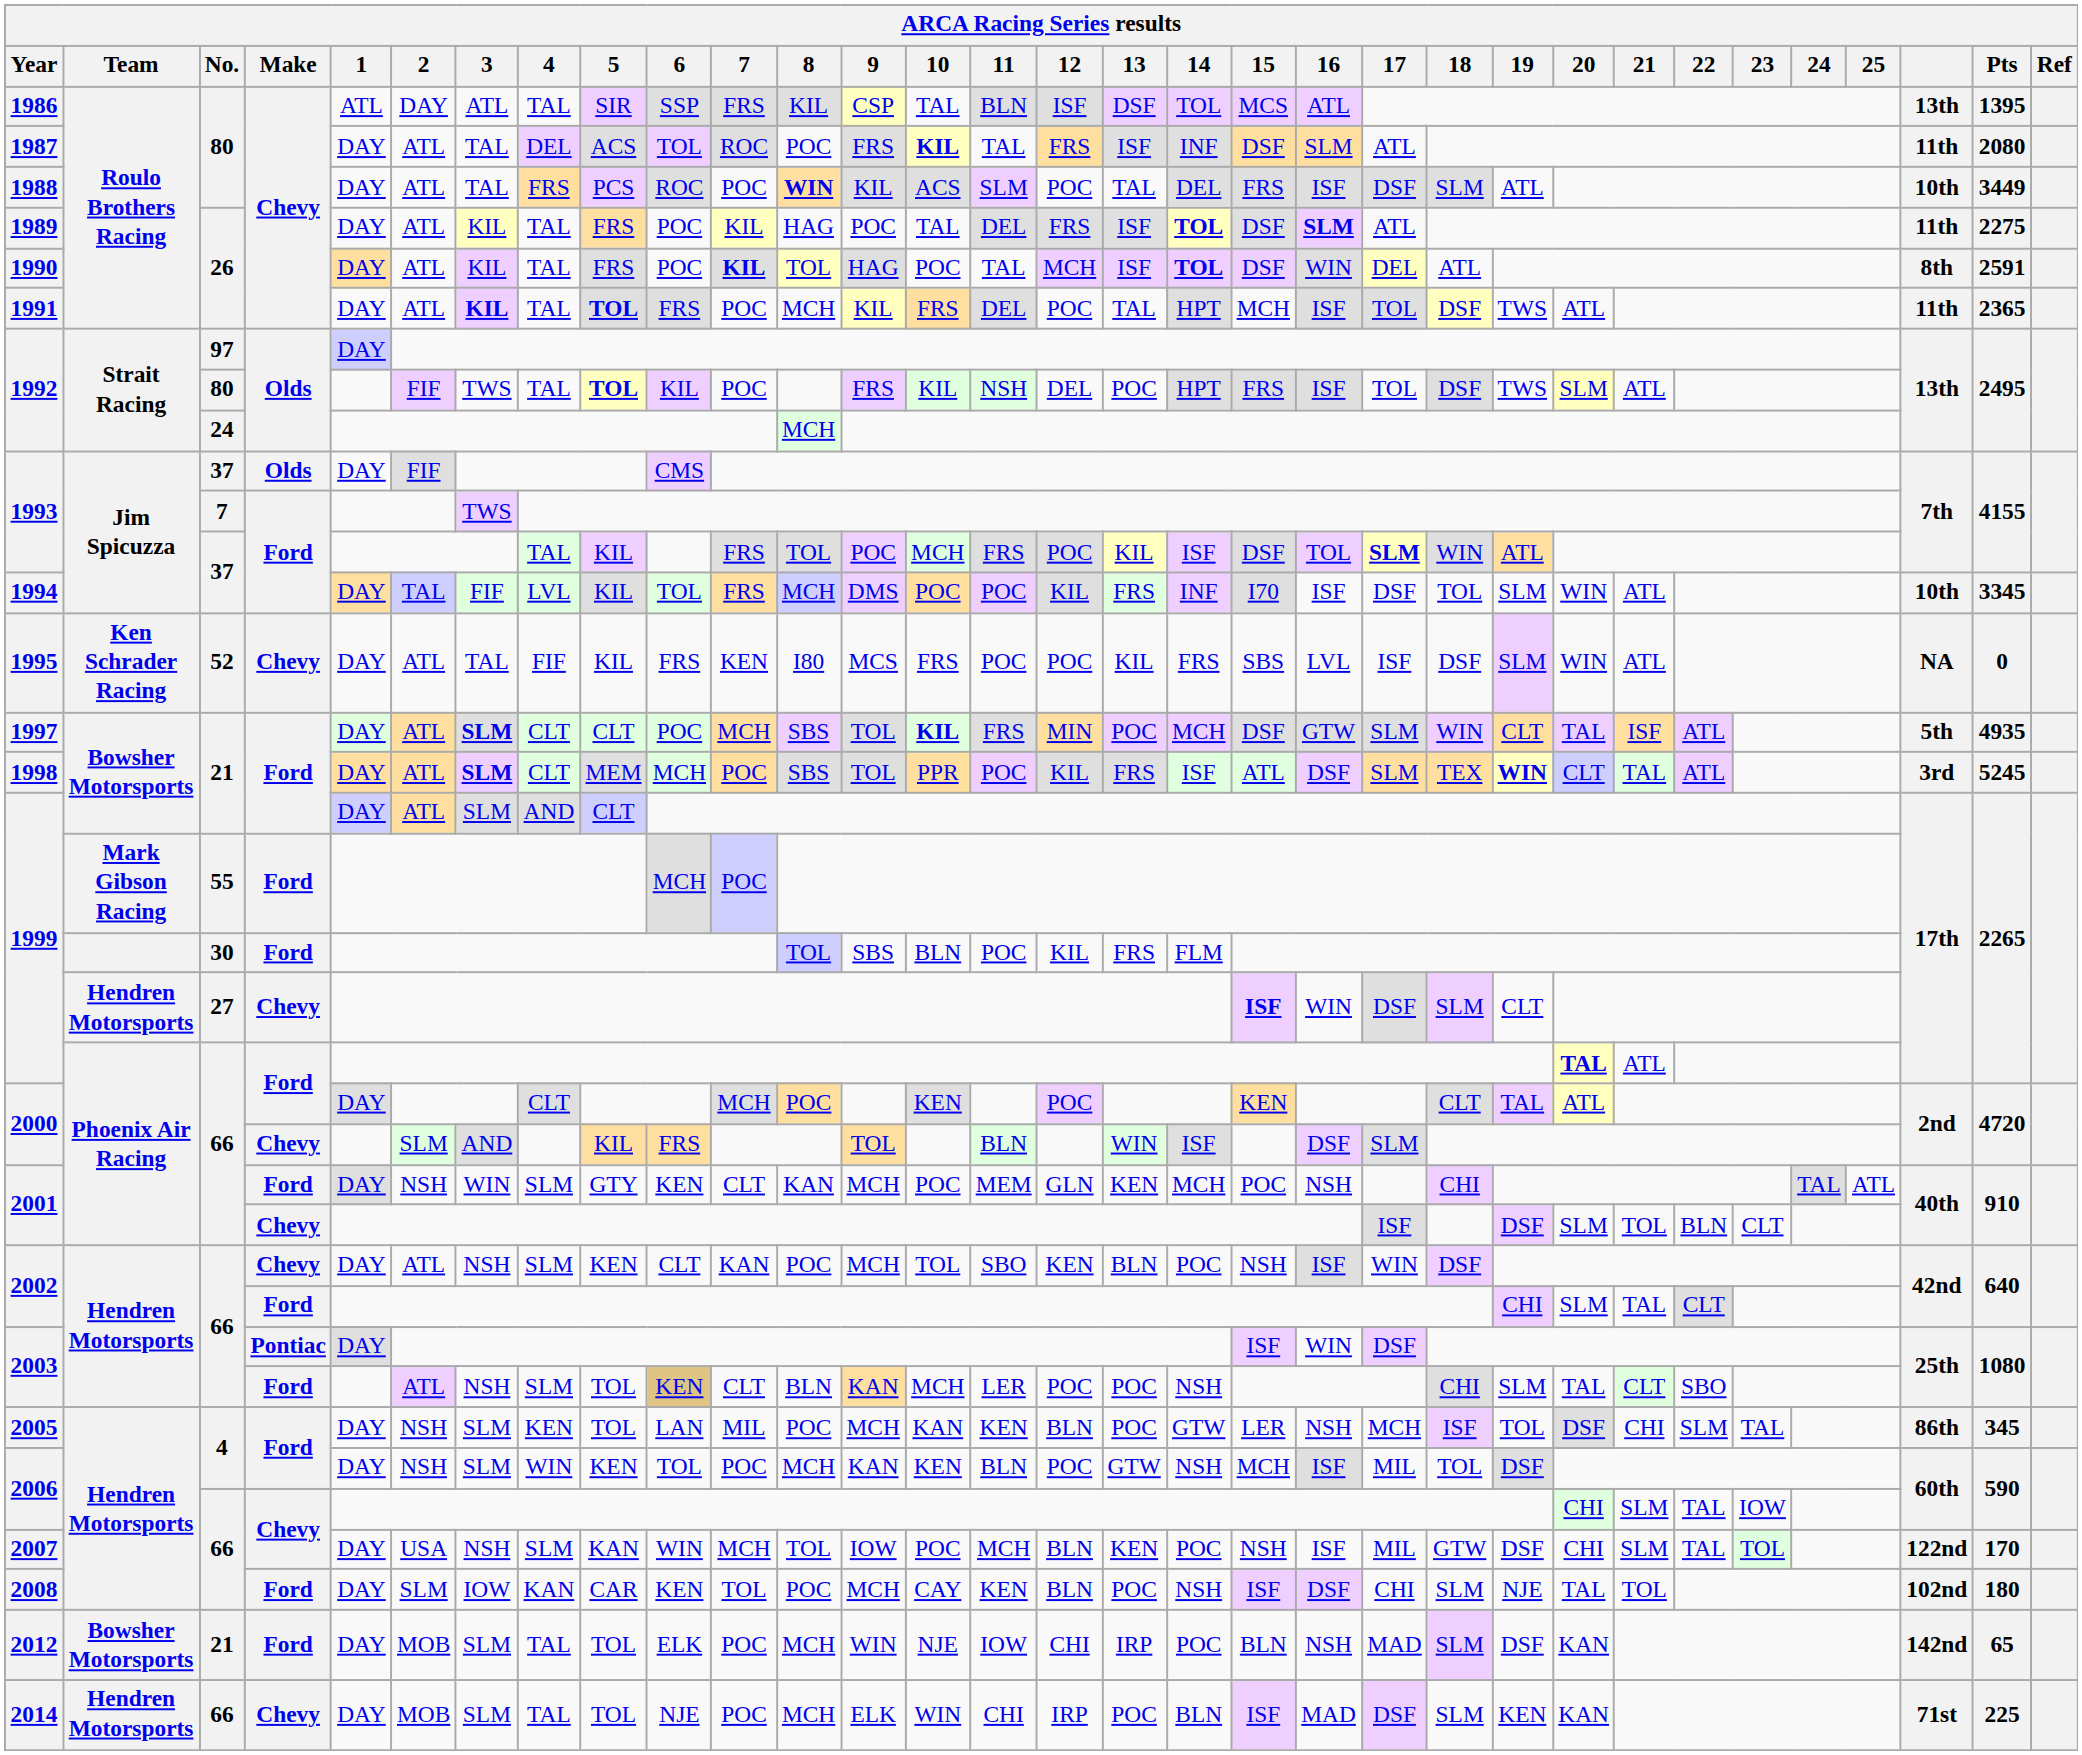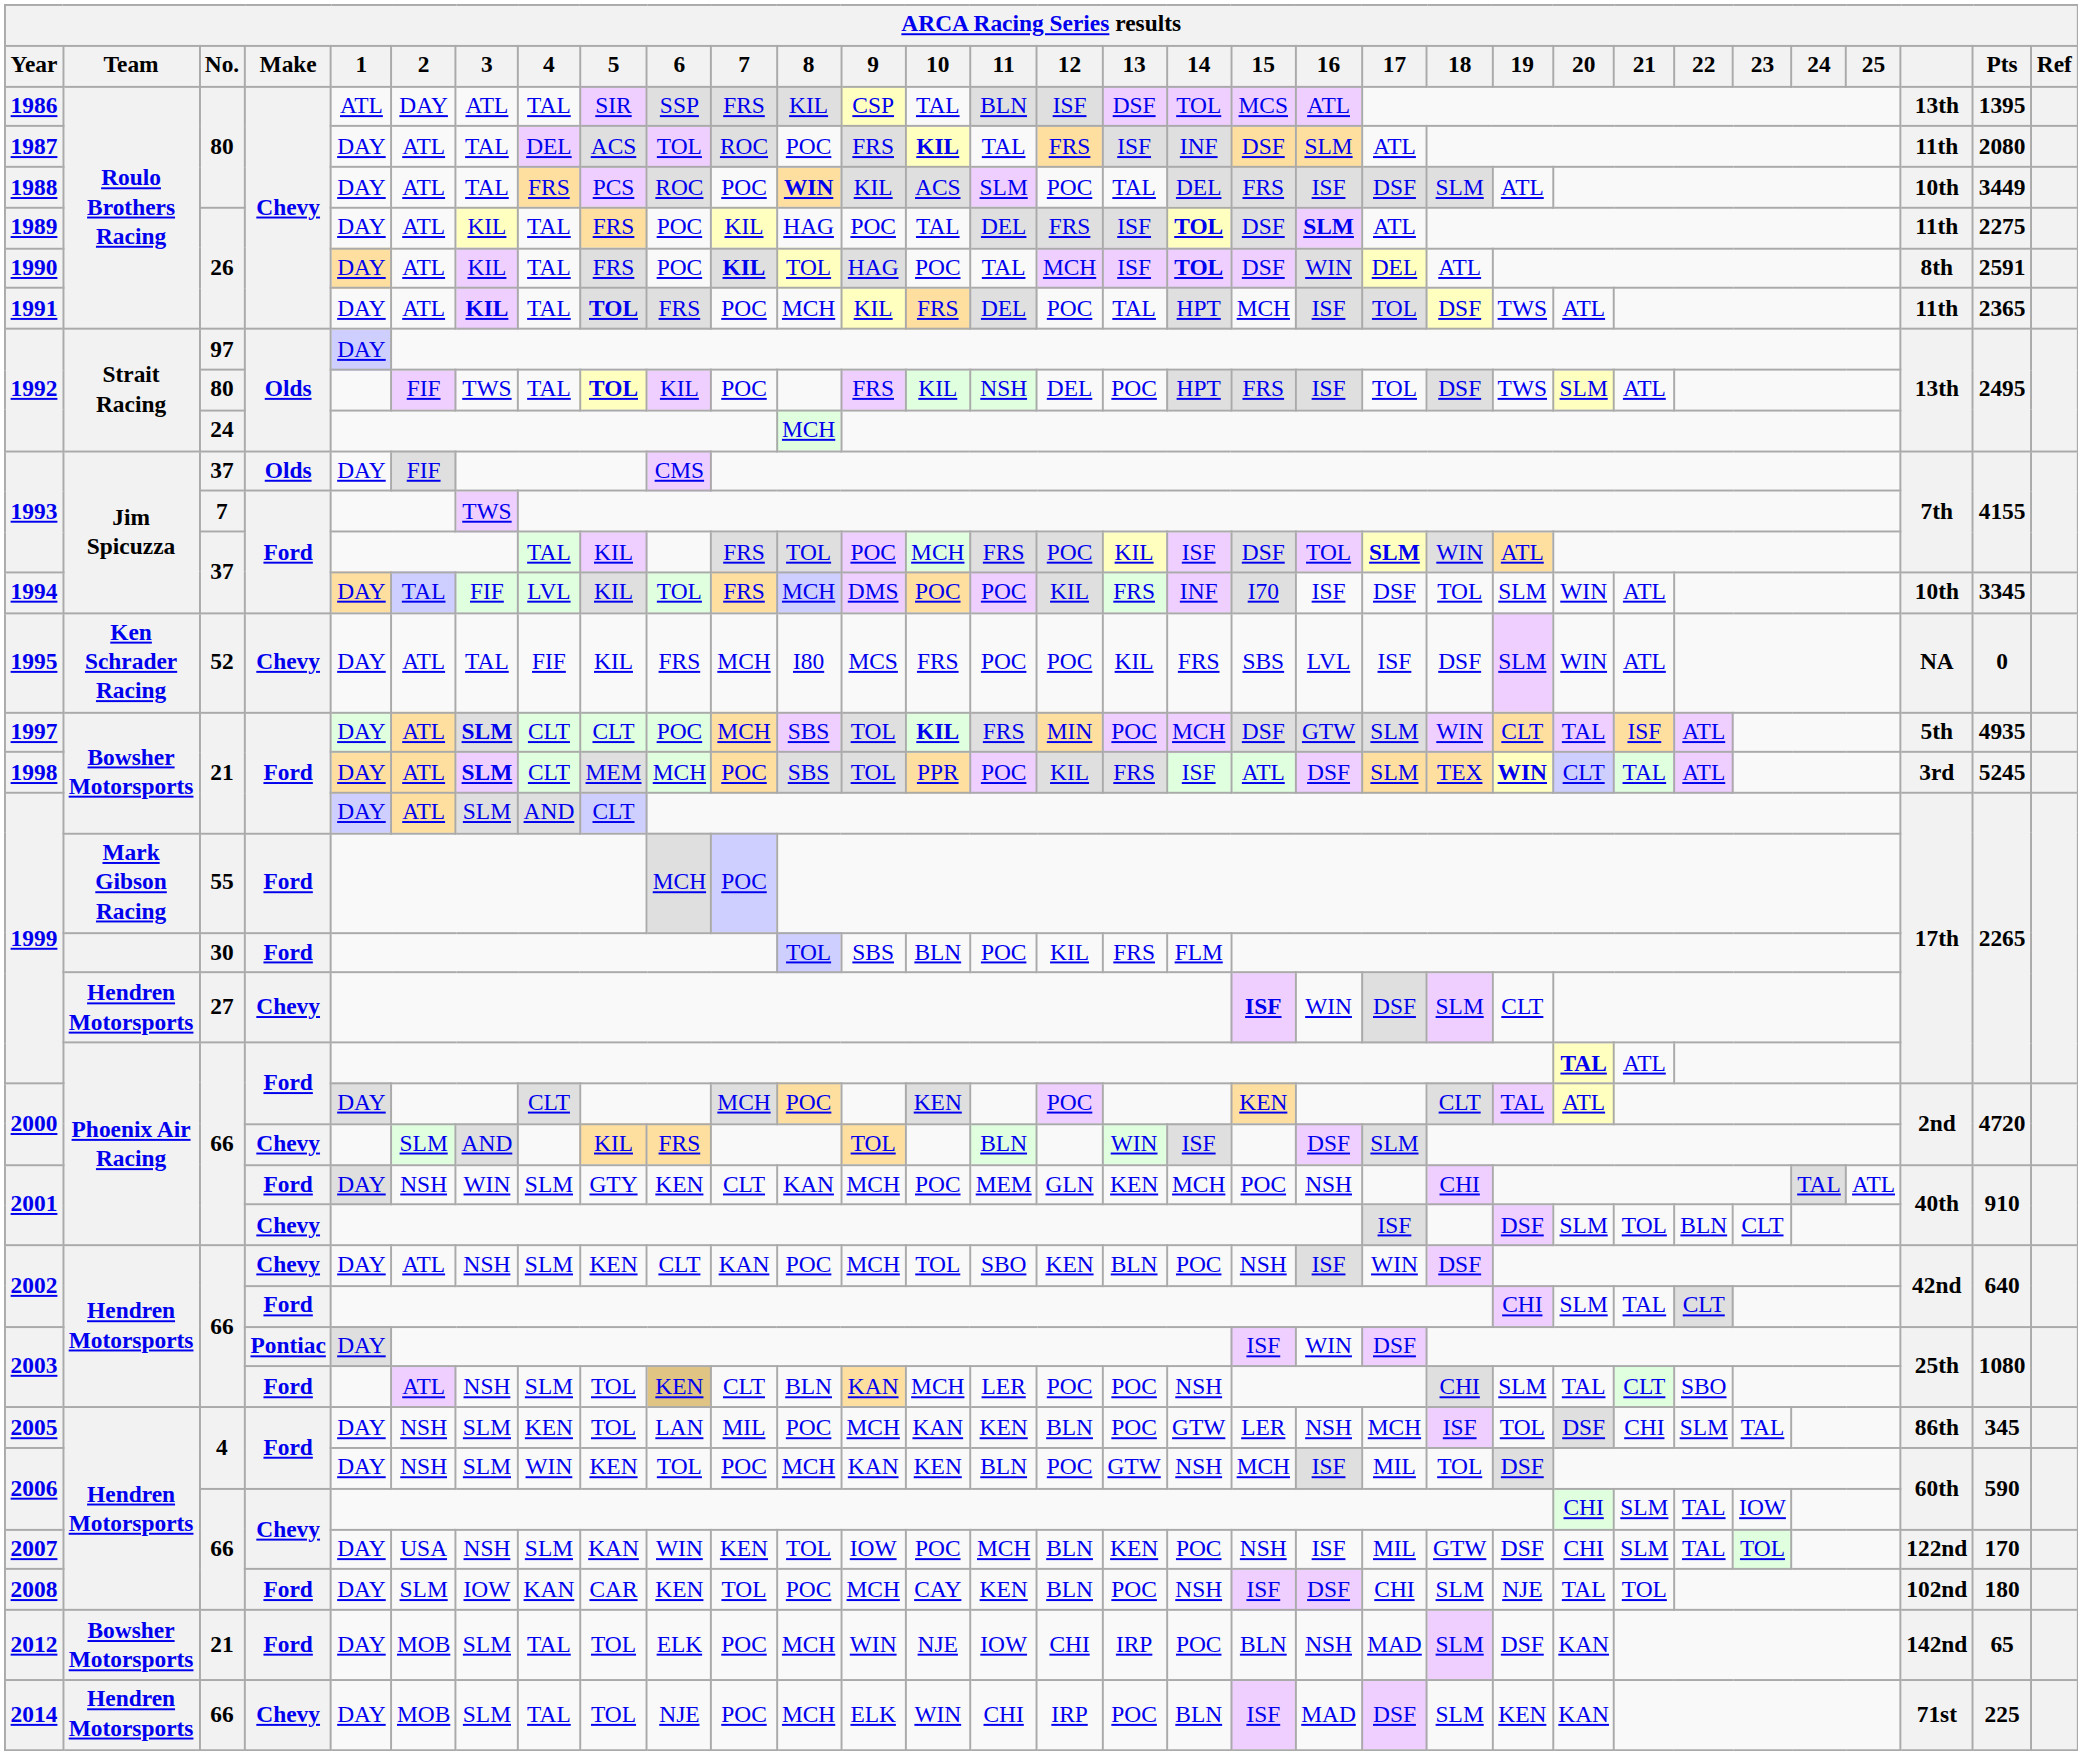(744, 661) KEN -> (744, 661) MCH
(744, 1548) MCH -> (744, 1548) KEN
